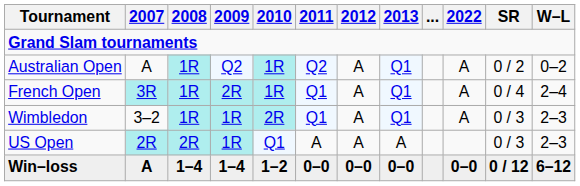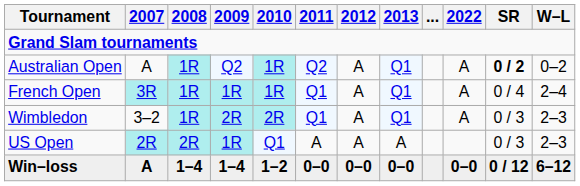(509, 67) normal -> (509, 67) bold
(232, 92) 2R -> (232, 92) 1R
(232, 117) 1R -> (232, 117) 2R
